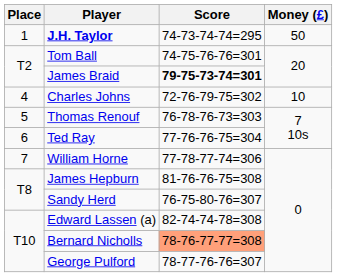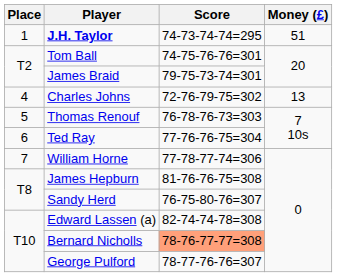(298, 35) 50 -> (298, 35) 51
(212, 76) bold -> (212, 76) normal
(298, 96) 10 -> (298, 96) 13
